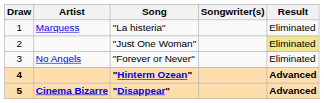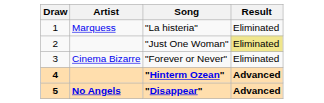- column: (233, 12)
(58, 59) No Angels -> (106, 59) Cinema Bizarre
(72, 91) Cinema Bizarre -> (96, 91) No Angels
